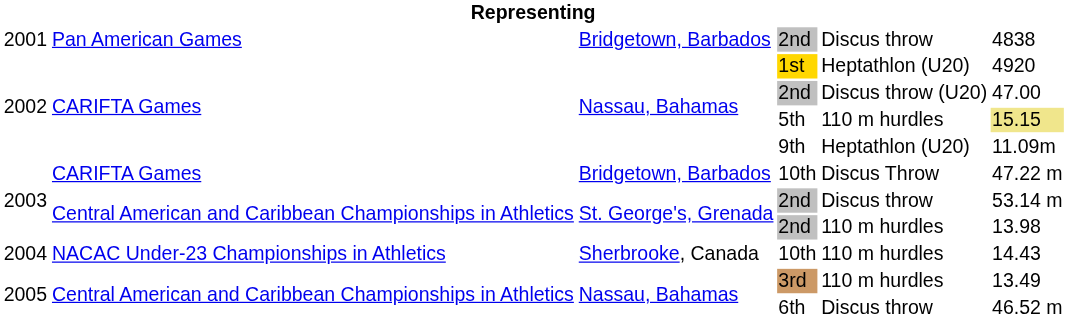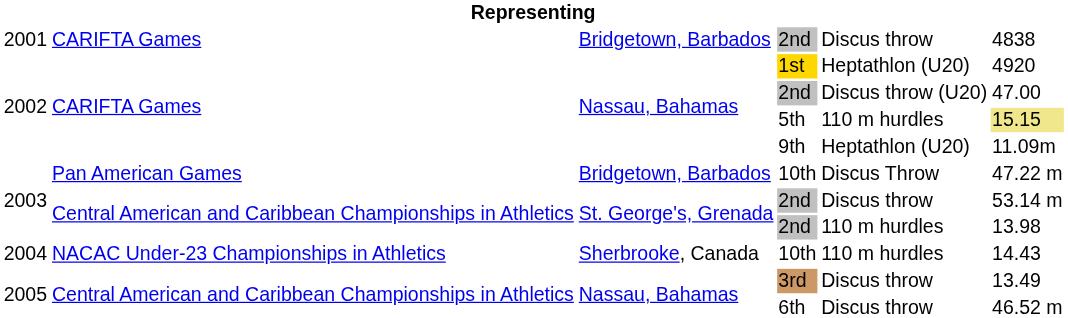(147, 39) Pan American Games -> (127, 39) CARIFTA Games
(127, 173) CARIFTA Games -> (147, 173) Pan American Games
(882, 280) 110 m hurdles -> (877, 280) Discus throw
